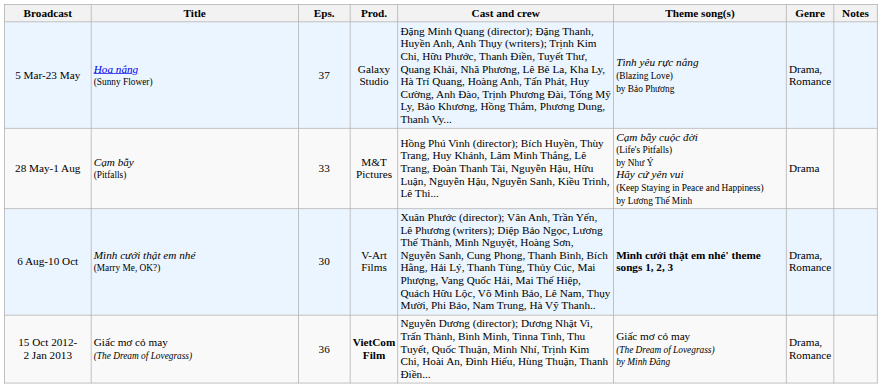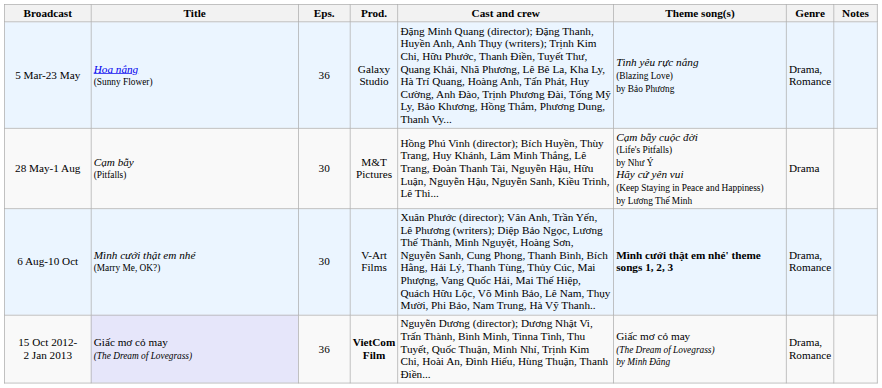(324, 75) 37 -> (324, 75) 36
(324, 168) 33 -> (324, 168) 30
(143, 349) no background -> (143, 349) lavender background
